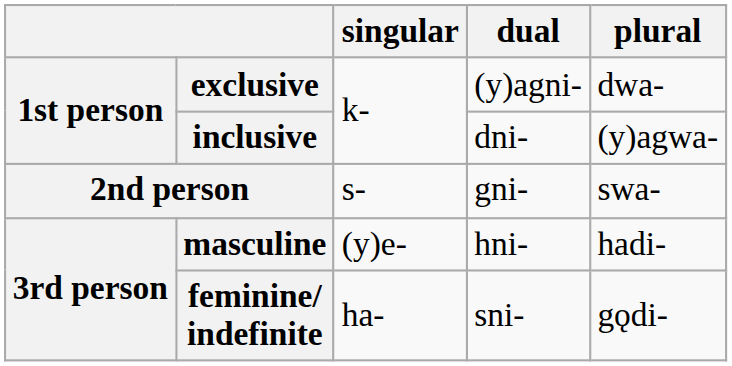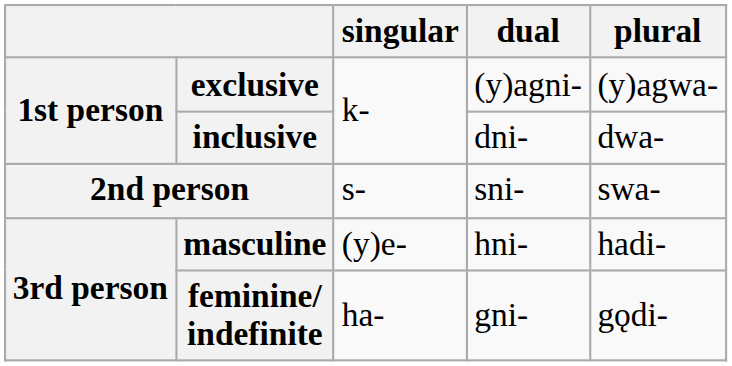(631, 84) dwa- -> (658, 84) (y)agwa-
(658, 137) (y)agwa- -> (631, 137) dwa-
(501, 190) gni- -> (499, 190) sni-
(499, 314) sni- -> (501, 314) gni-
